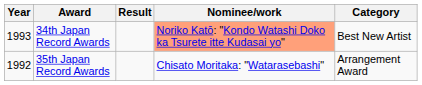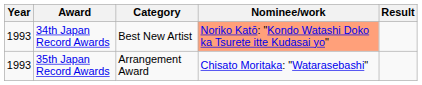columns swapped: (376, 13) <-> (135, 13)
(19, 65) 1992 -> (19, 65) 1993
